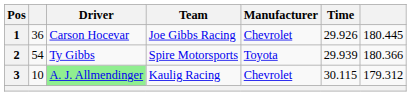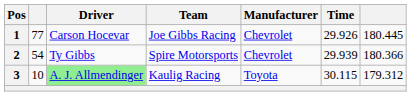(38, 35) 36 -> (38, 35) 77
(261, 55) Toyota -> (268, 55) Chevrolet
(268, 75) Chevrolet -> (261, 75) Toyota
